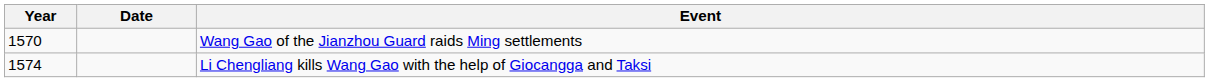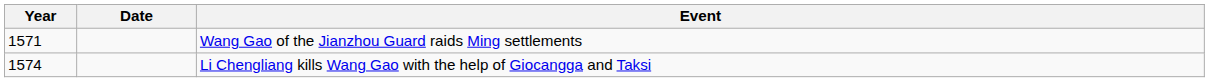(25, 40) 1570 -> (25, 40) 1571
